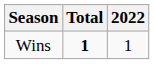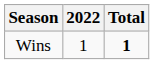columns swapped: (128, 17) <-> (85, 17)
